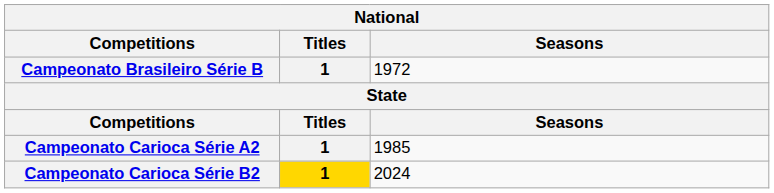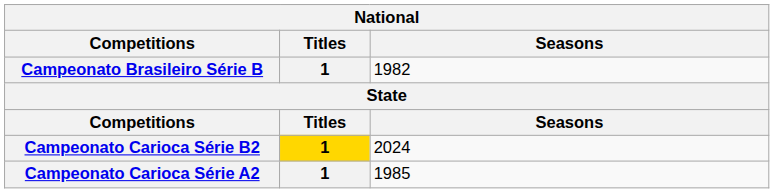(392, 69) 1972 -> (392, 69) 1982
rows swapped: (142, 148) <-> (142, 174)
